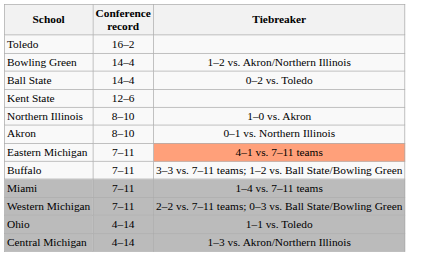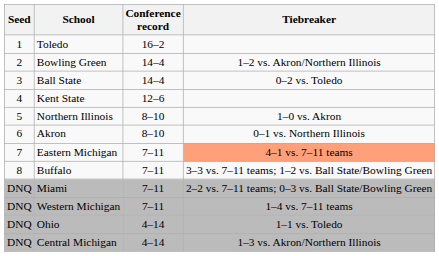+ column: (19, 19)
(279, 188) 1–4 vs. 7–11 teams -> (309, 188) 2–2 vs. 7–11 teams; 0–3 vs. Ball State/Bowling Green
(279, 206) 2–2 vs. 7–11 teams; 0–3 vs. Ball State/Bowling Green -> (309, 206) 1–4 vs. 7–11 teams
